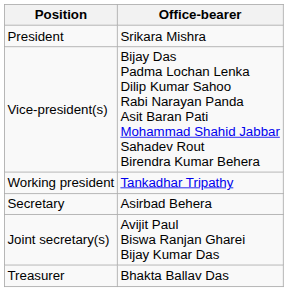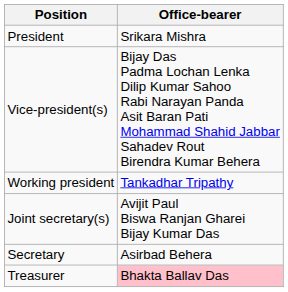rows swapped: (36, 203) <-> (58, 239)
(175, 275) no background -> (175, 275) pink background
